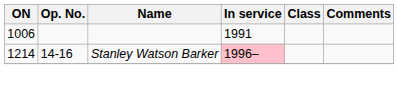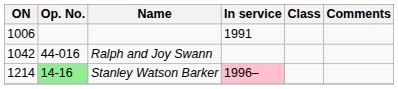+ row: (21, 53)
(57, 53) no background -> (57, 73) lightgreen background
